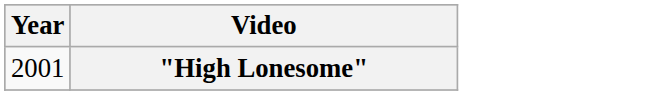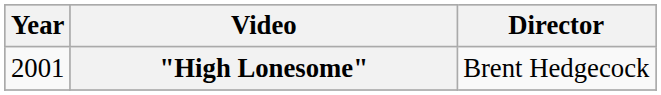+ column: (556, 25)
